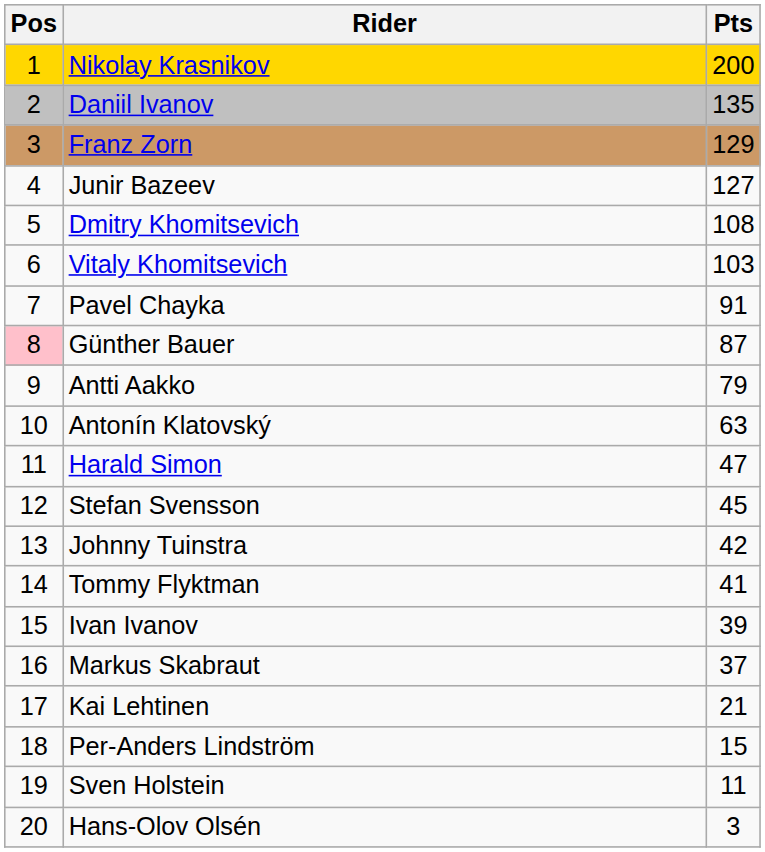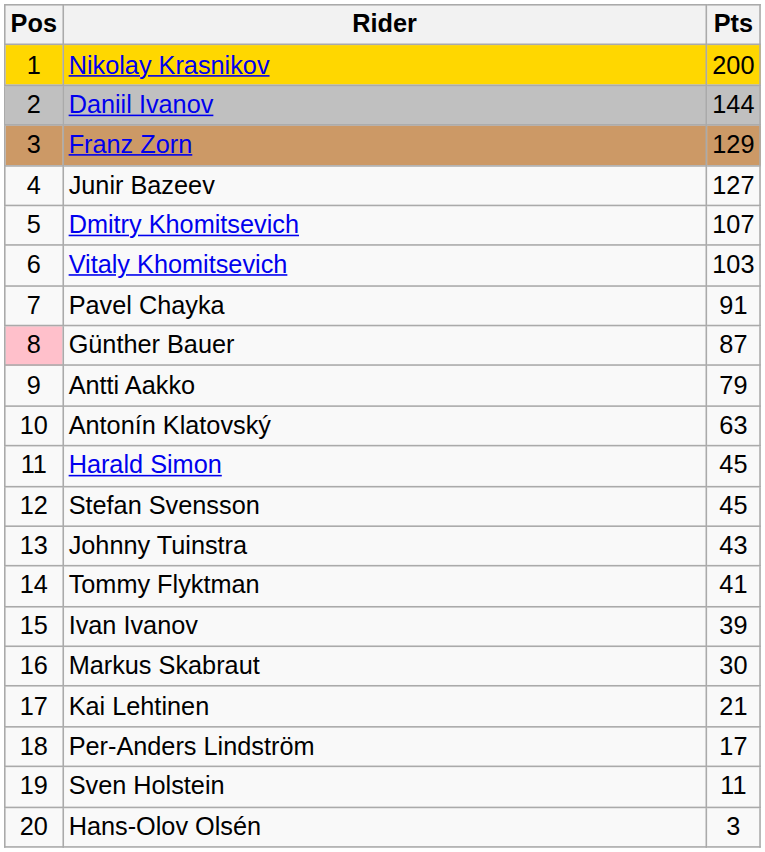(733, 104) 135 -> (733, 104) 144
(733, 225) 108 -> (733, 225) 107
(733, 465) 47 -> (733, 465) 45
(733, 545) 42 -> (733, 545) 43
(733, 666) 37 -> (733, 666) 30
(733, 746) 15 -> (733, 746) 17
